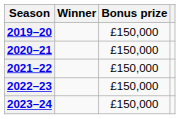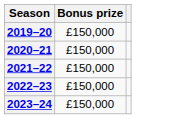- column: (77, 13)
